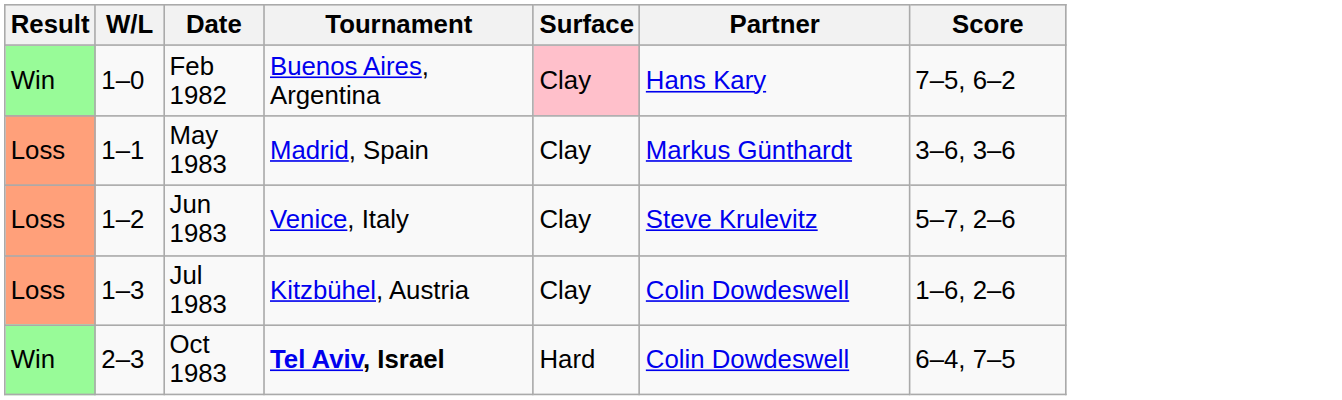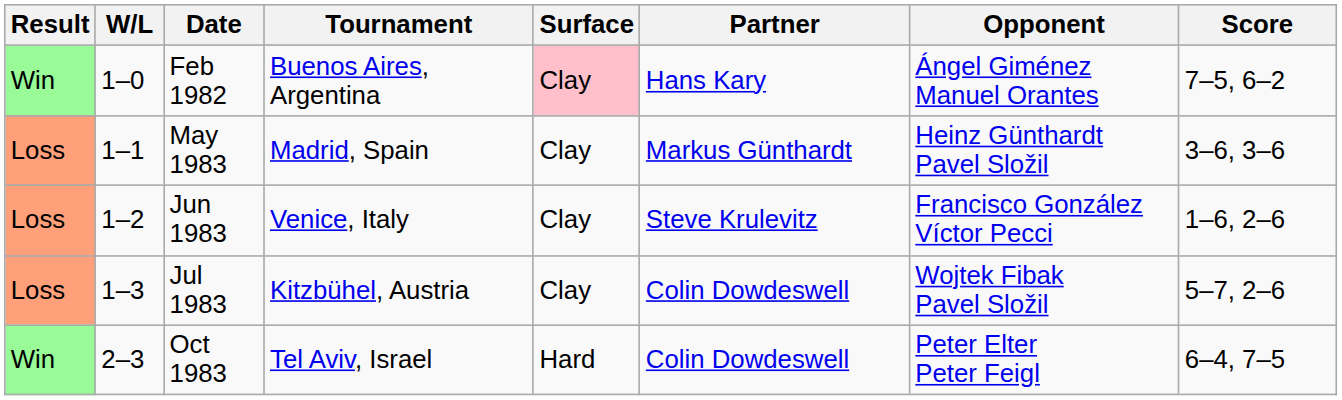+ column: (1044, 24)
(965, 219) 5–7, 2–6 -> (1235, 219) 1–6, 2–6
(965, 289) 1–6, 2–6 -> (1235, 289) 5–7, 2–6
(357, 359) bold -> (351, 359) normal
